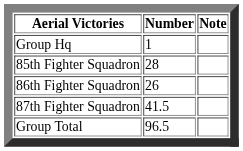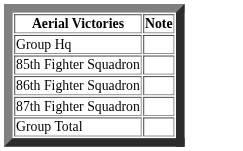- column: (170, 23)
